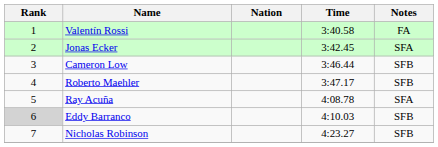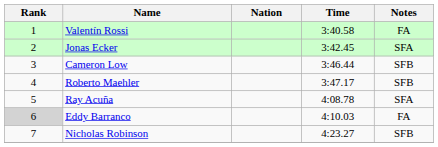(404, 116) SFB -> (404, 116) FA
